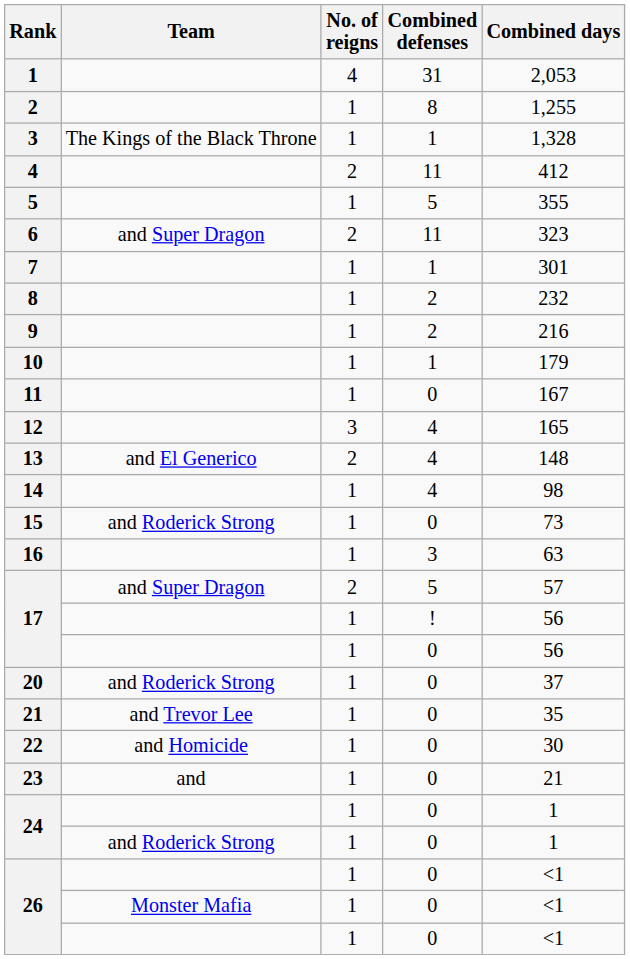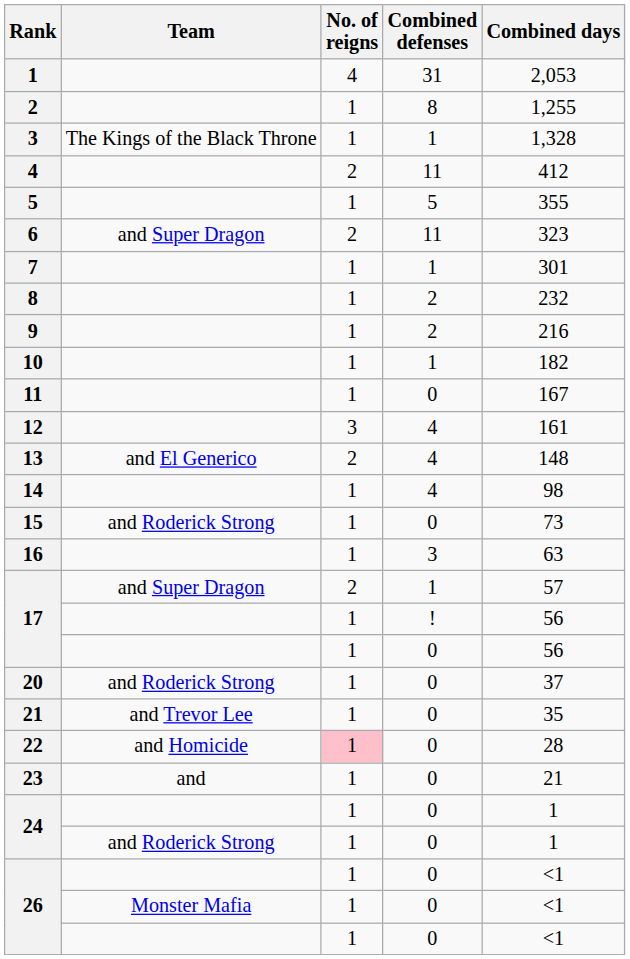(553, 362) 179 -> (553, 362) 182
(553, 426) 165 -> (553, 426) 161
(432, 586) 5 -> (432, 586) 1
(352, 746) no background -> (352, 746) pink background
(553, 746) 30 -> (553, 746) 28
